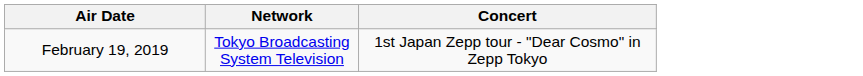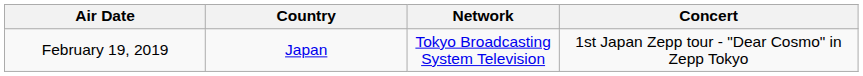+ column: (306, 16)
